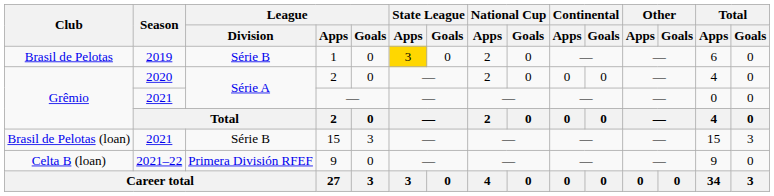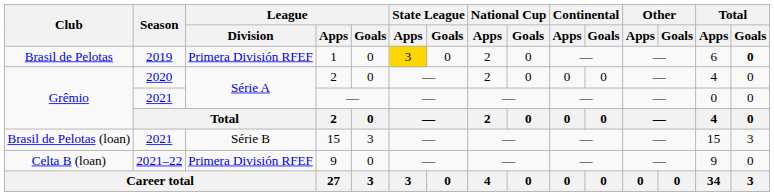(251, 56) Série B -> (251, 56) Primera División RFEF
(750, 56) normal -> (750, 56) bold
